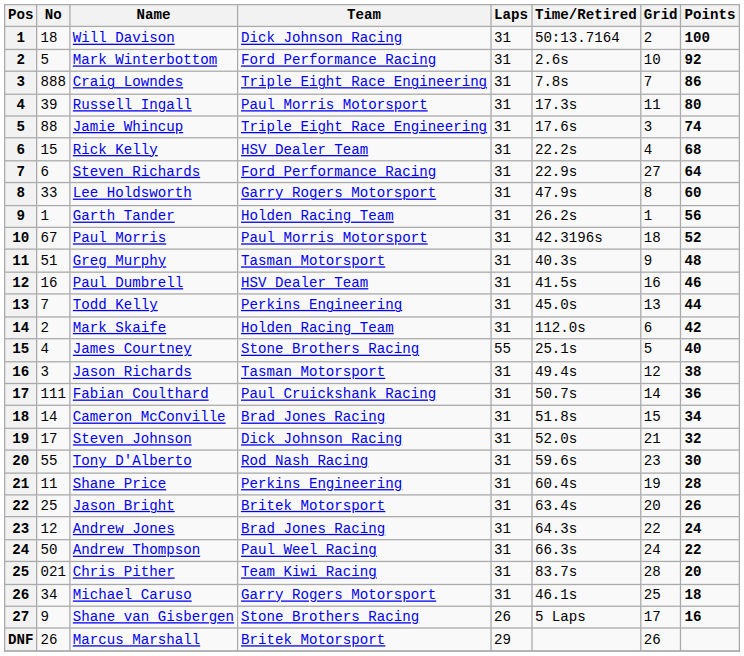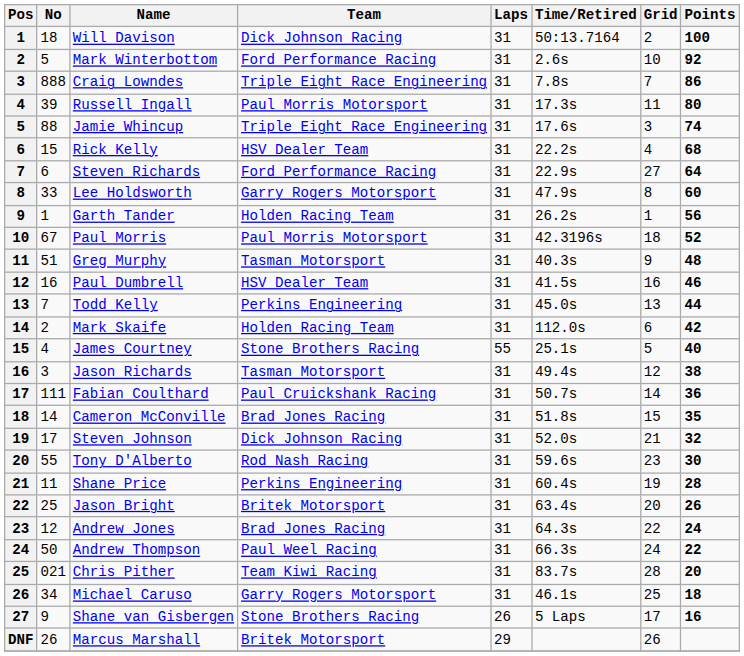(693, 417) 34 -> (693, 417) 35
